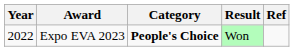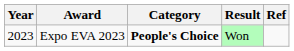(21, 35) 2022 -> (21, 35) 2023
